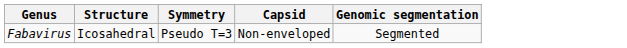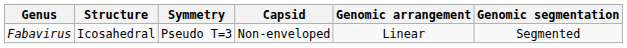+ column: (404, 14)
